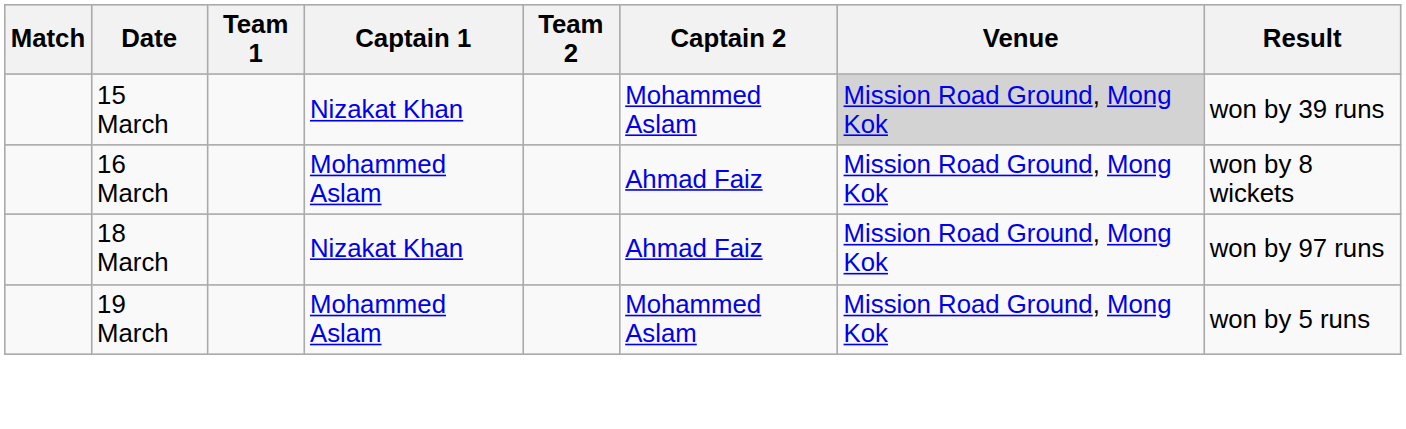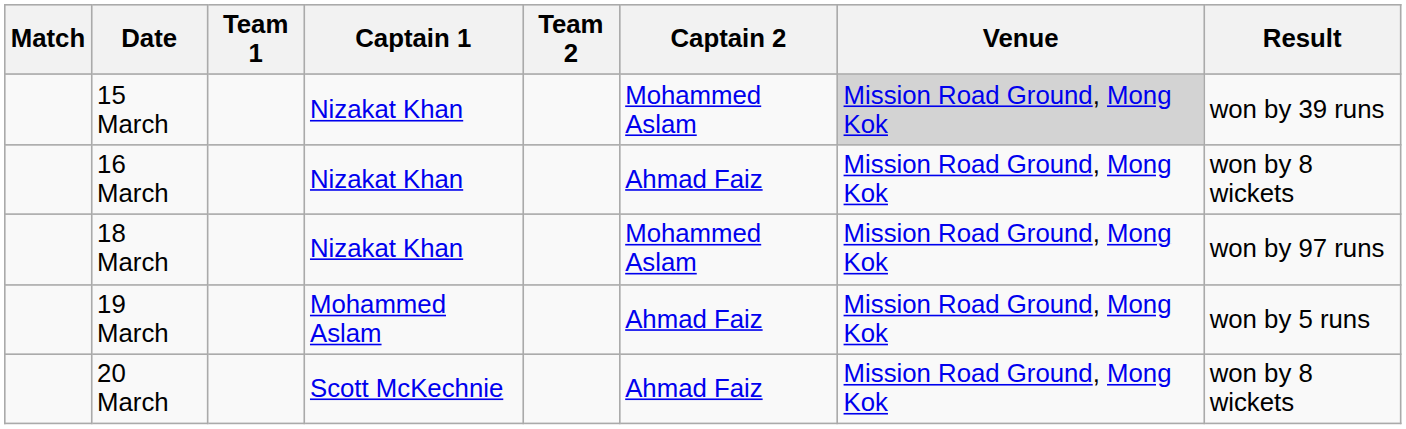(378, 179) Mohammed Aslam -> (387, 179) Nizakat Khan
(694, 248) Ahmad Faiz -> (693, 248) Mohammed Aslam
(693, 318) Mohammed Aslam -> (694, 318) Ahmad Faiz
+ row: (133, 388)
